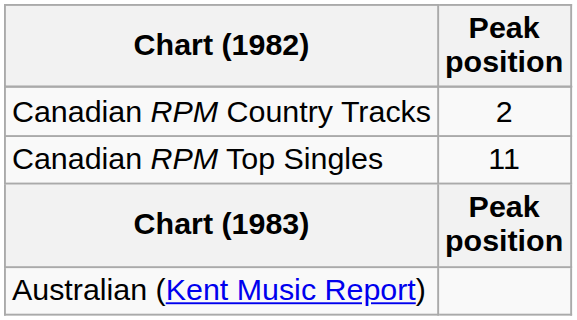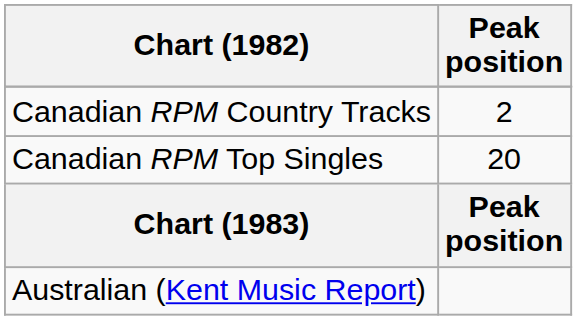(504, 159) 11 -> (504, 159) 20
